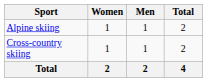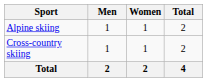columns swapped: (145, 12) <-> (107, 12)
